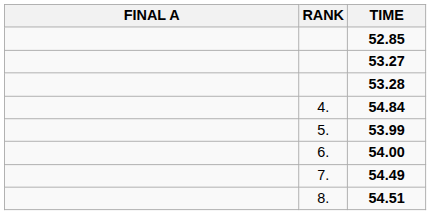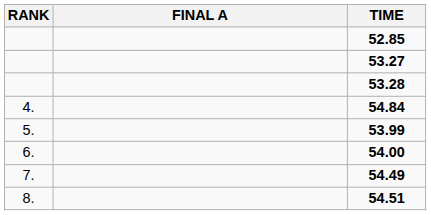columns swapped: (323, 15) <-> (152, 15)
